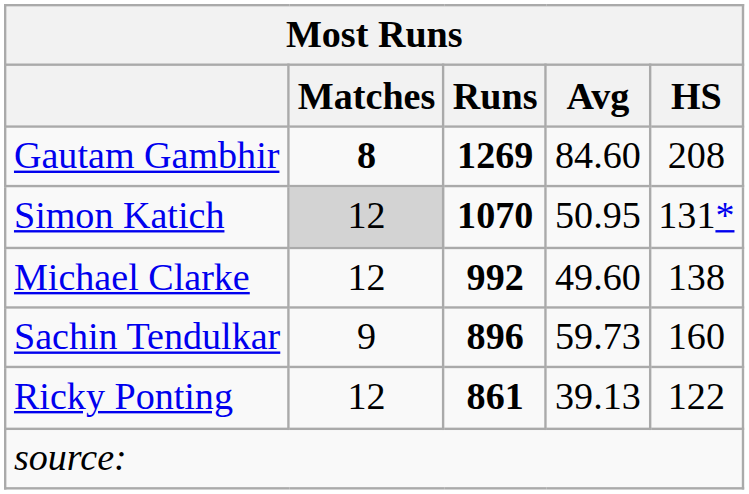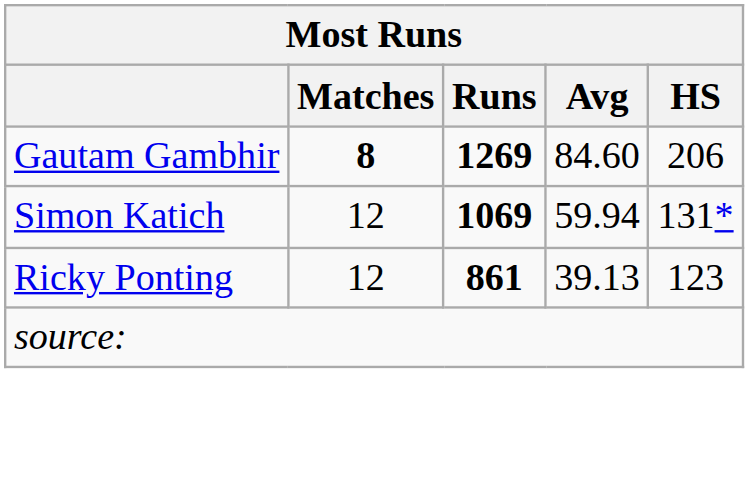(696, 155) 208 -> (696, 155) 206
(367, 215) lightgrey background -> (366, 215) no background
(495, 215) 1070 -> (494, 215) 1069
(598, 215) 50.95 -> (597, 215) 59.94
- row: (132, 276)
- row: (147, 336)
(696, 397) 122 -> (696, 276) 123
